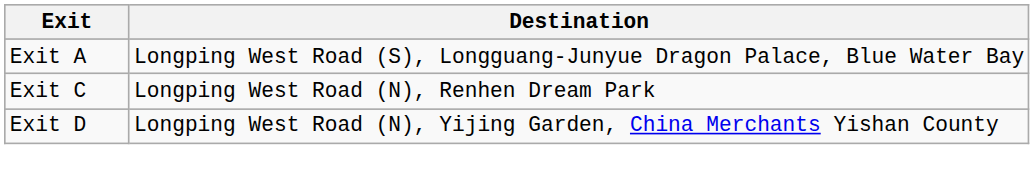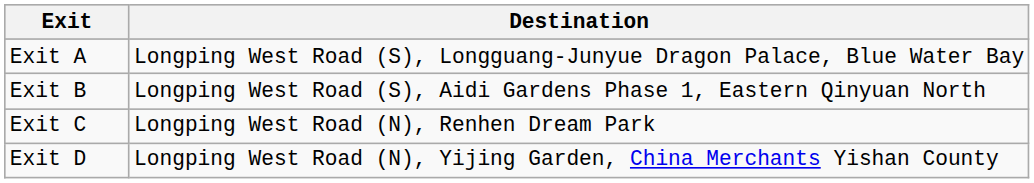+ row: (48, 91)
